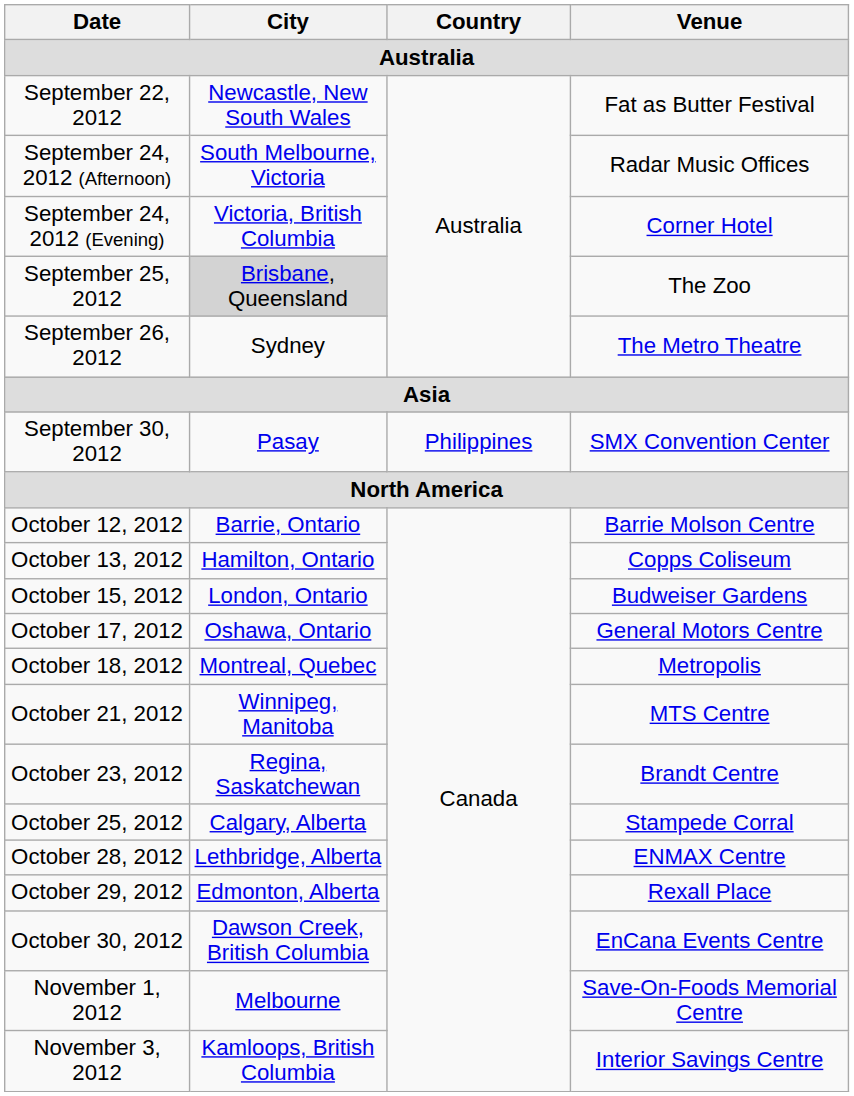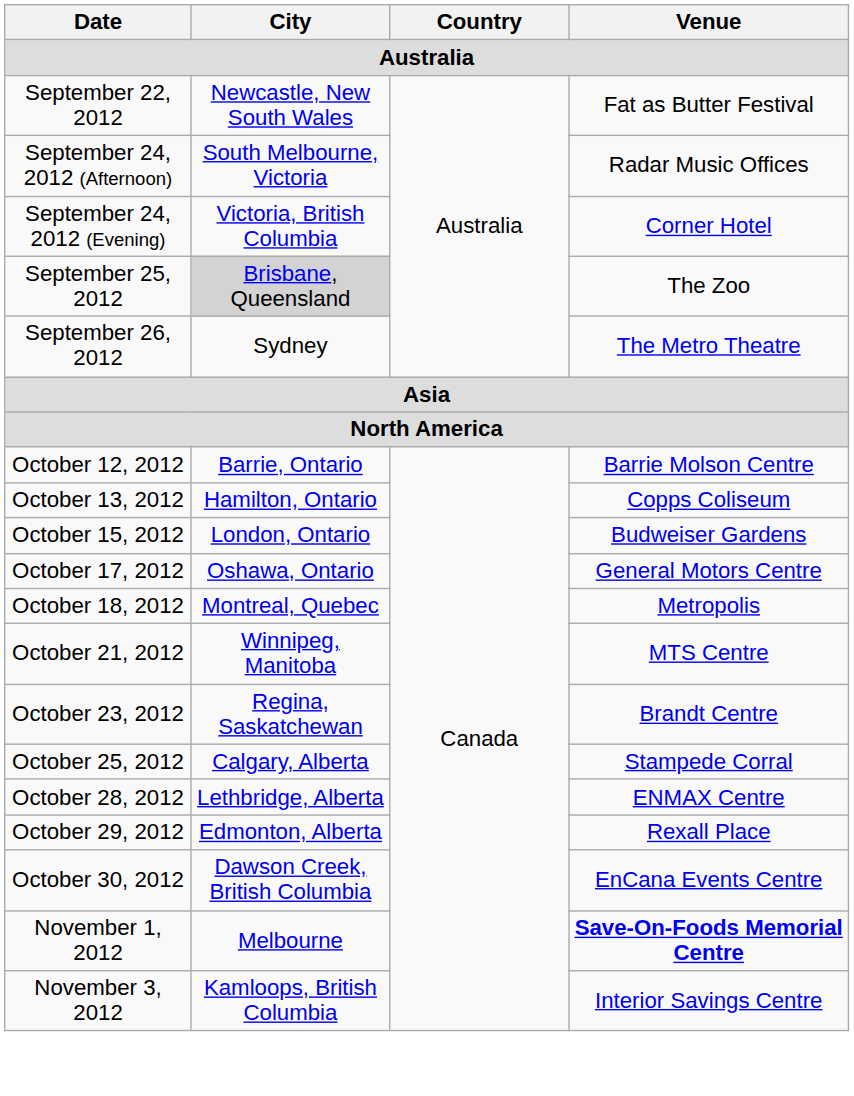- row: (97, 441)
(710, 1000) normal -> (709, 940) bold
